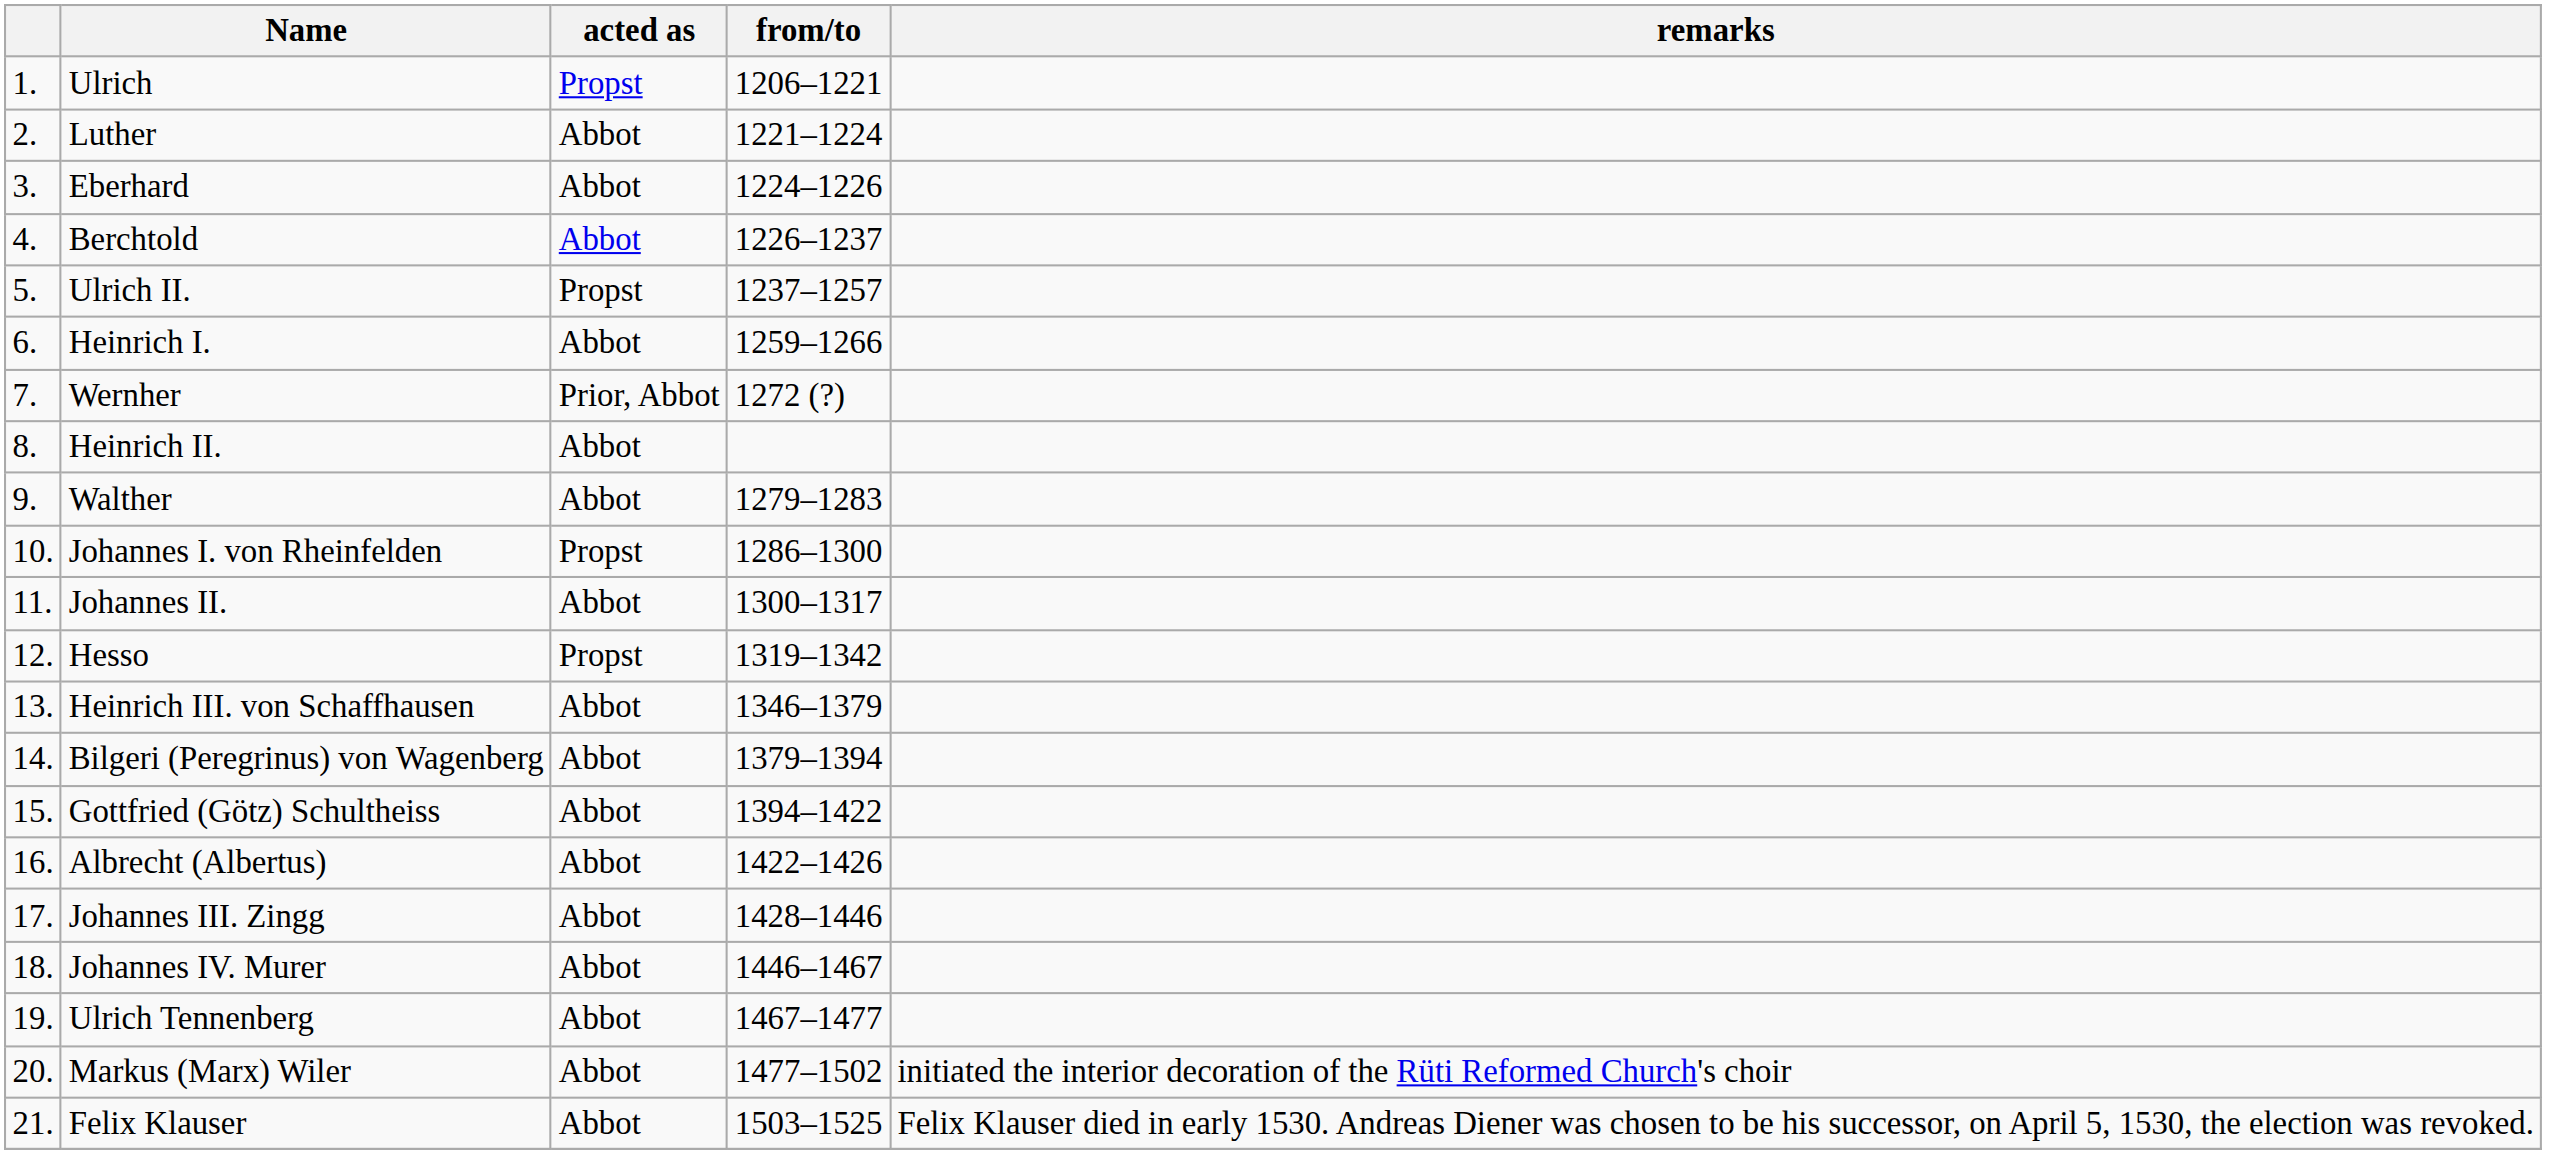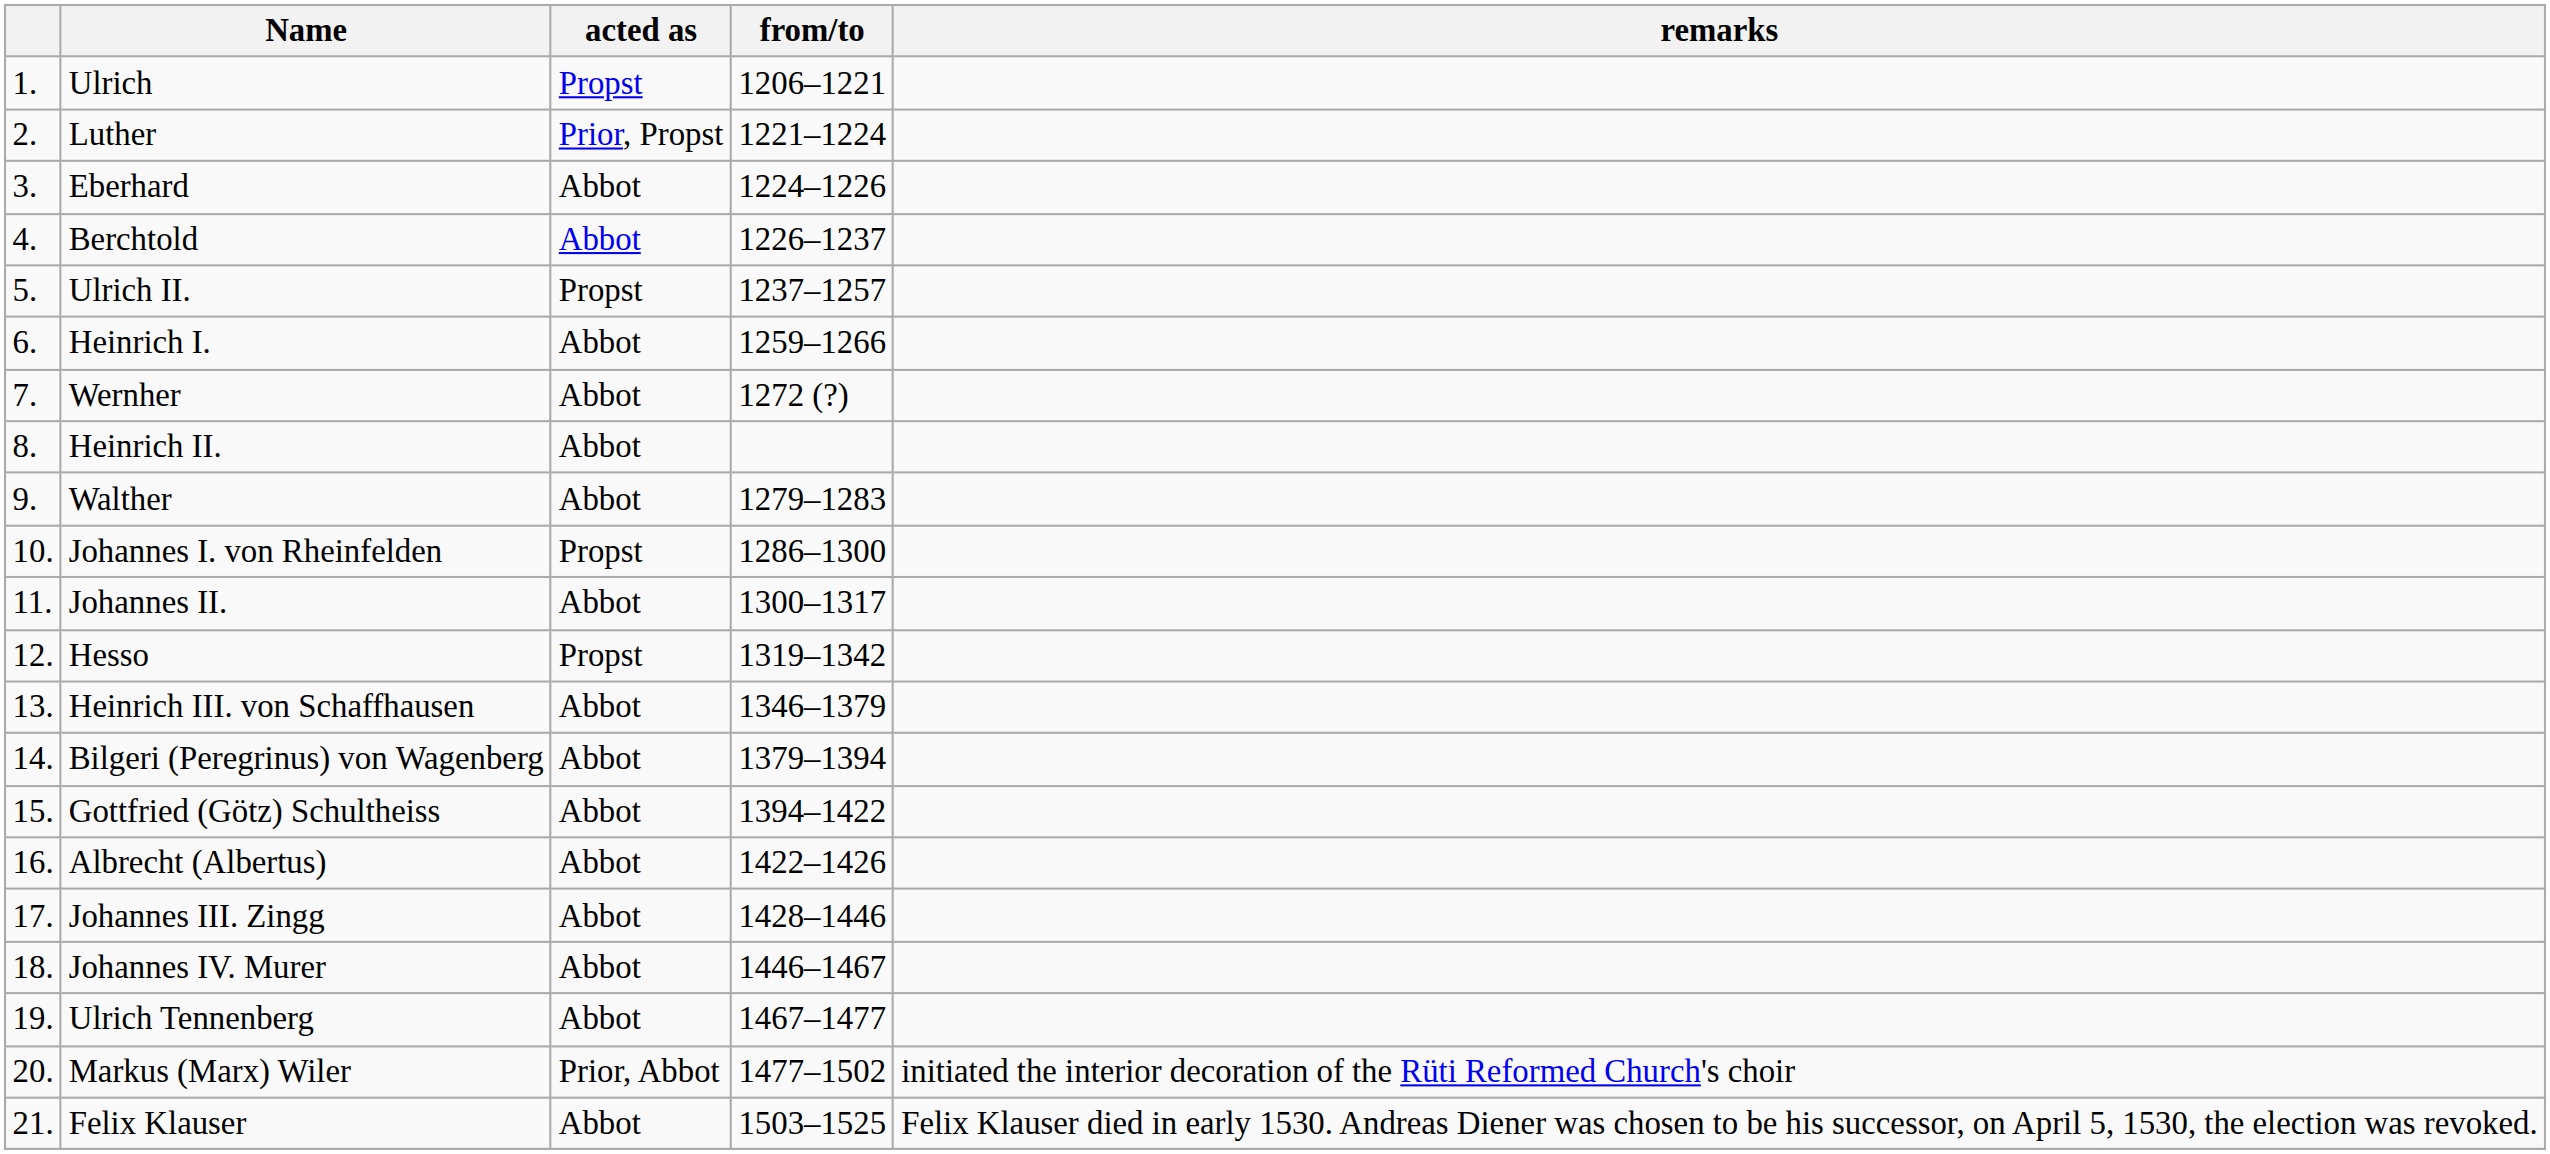(600, 134) Abbot -> (641, 134) Prior, Propst
(639, 394) Prior, Abbot -> (600, 394) Abbot
(600, 1070) Abbot -> (639, 1070) Prior, Abbot
